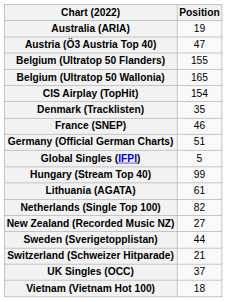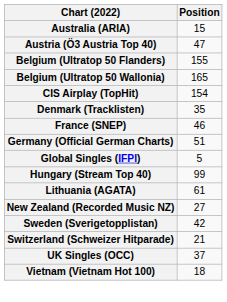(199, 28) 19 -> (199, 28) 15
- row: (91, 207)
(199, 239) 44 -> (199, 223) 42
